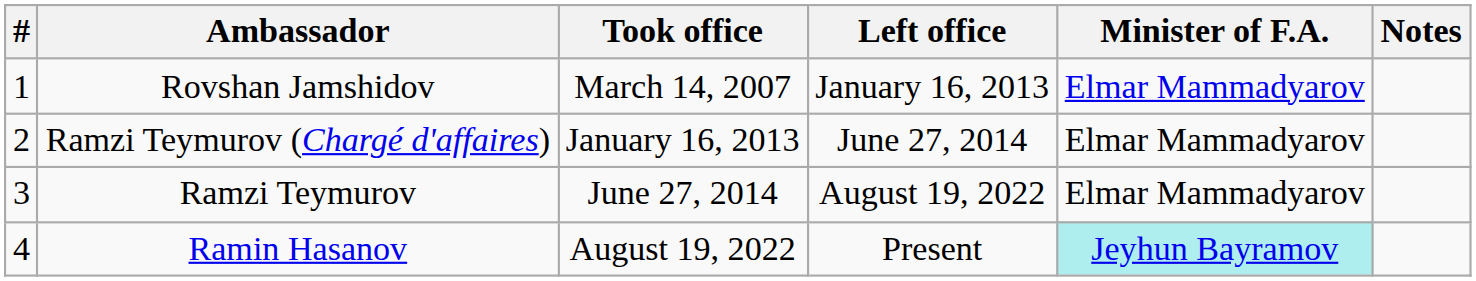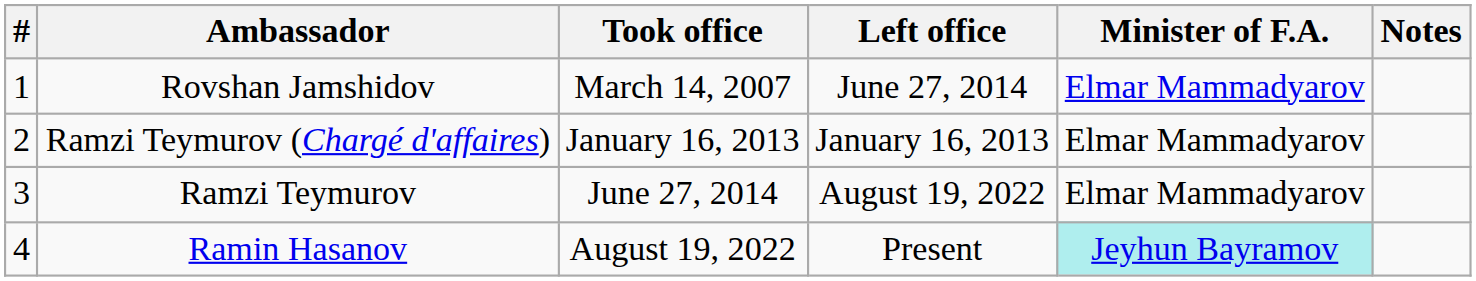(932, 85) January 16, 2013 -> (932, 85) June 27, 2014
(932, 139) June 27, 2014 -> (932, 139) January 16, 2013
